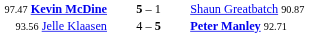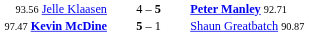rows swapped: (61, 26) <-> (56, 9)
